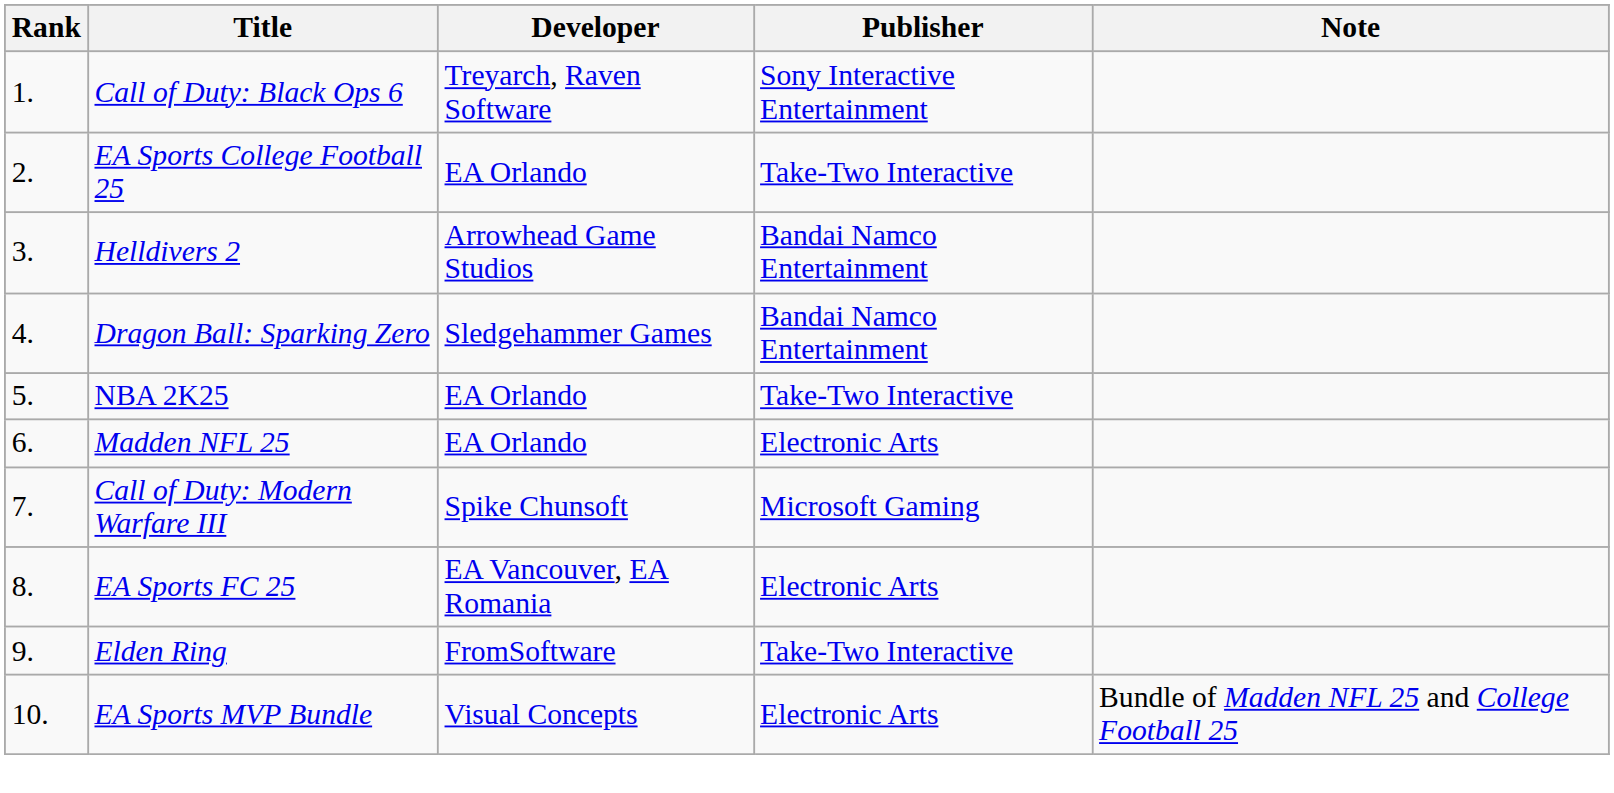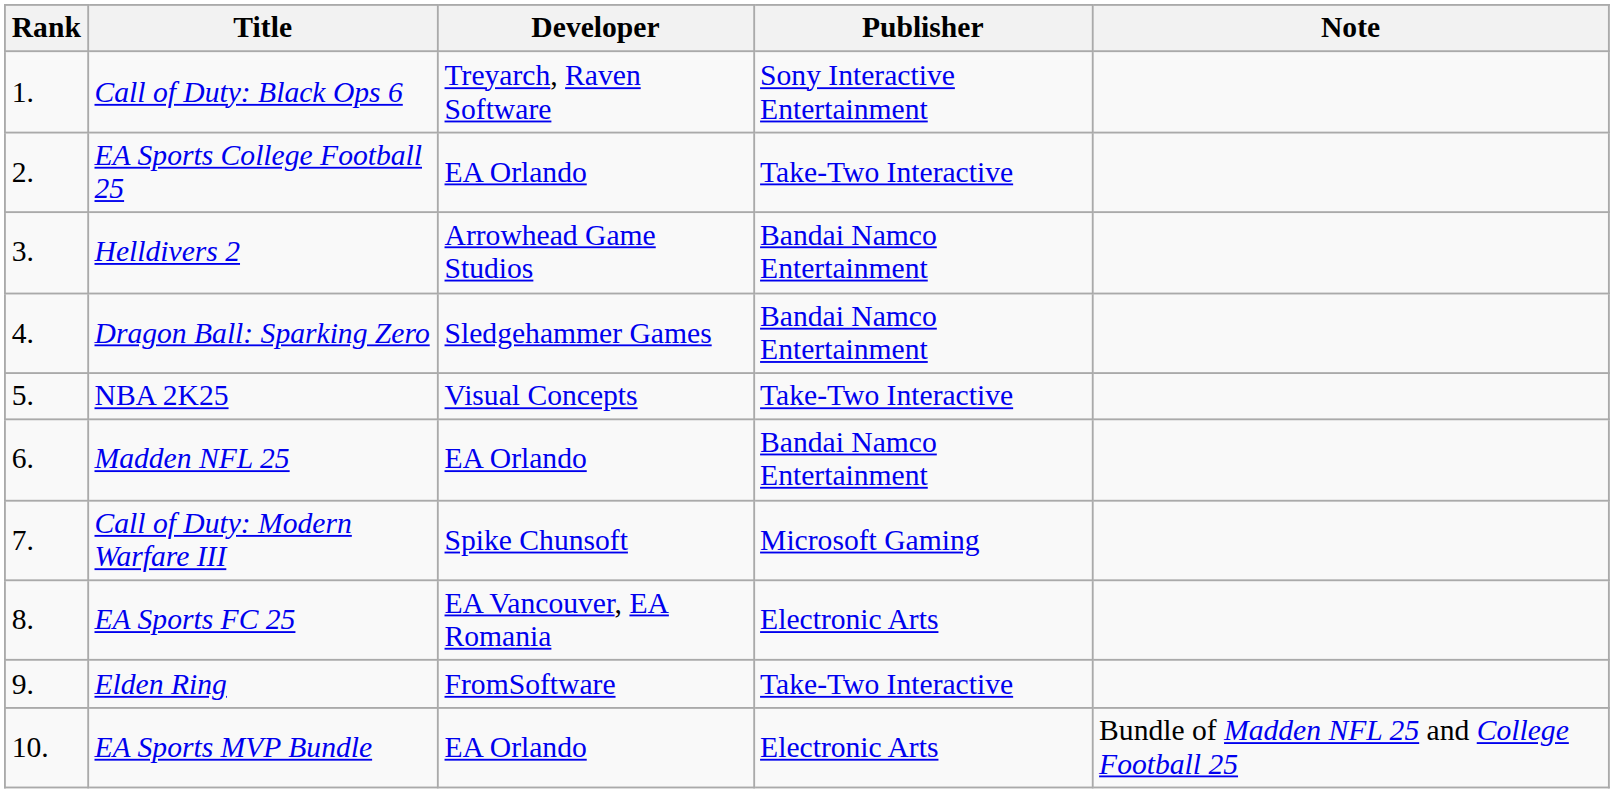(516, 395) EA Orlando -> (541, 395) Visual Concepts
(849, 442) Electronic Arts -> (848, 459) Bandai Namco Entertainment
(541, 713) Visual Concepts -> (516, 747) EA Orlando
